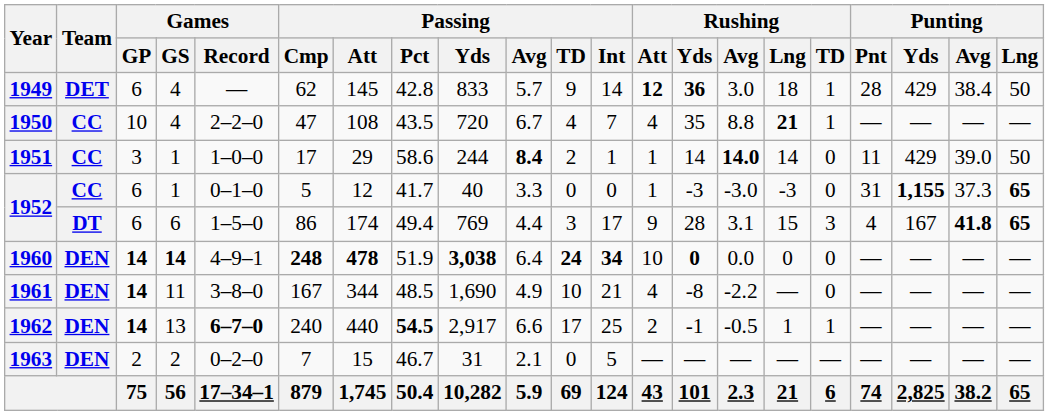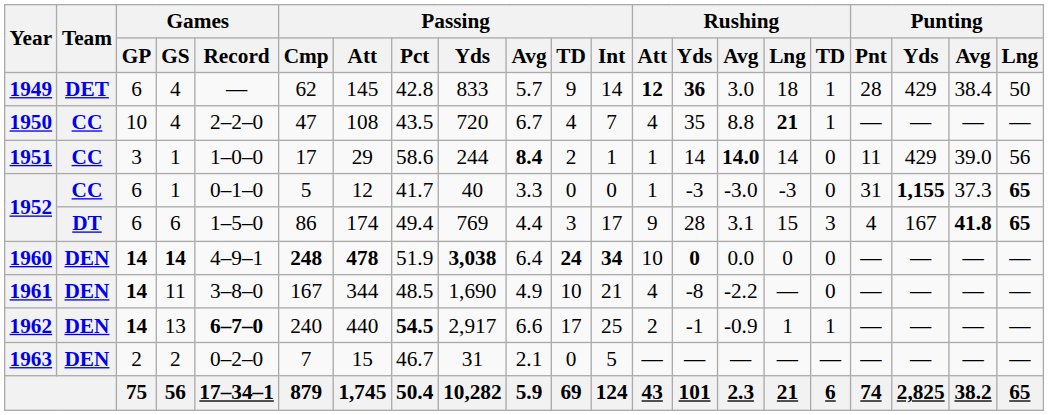(1020, 156) 50 -> (1020, 156) 56
(741, 325) -0.5 -> (741, 325) -0.9
